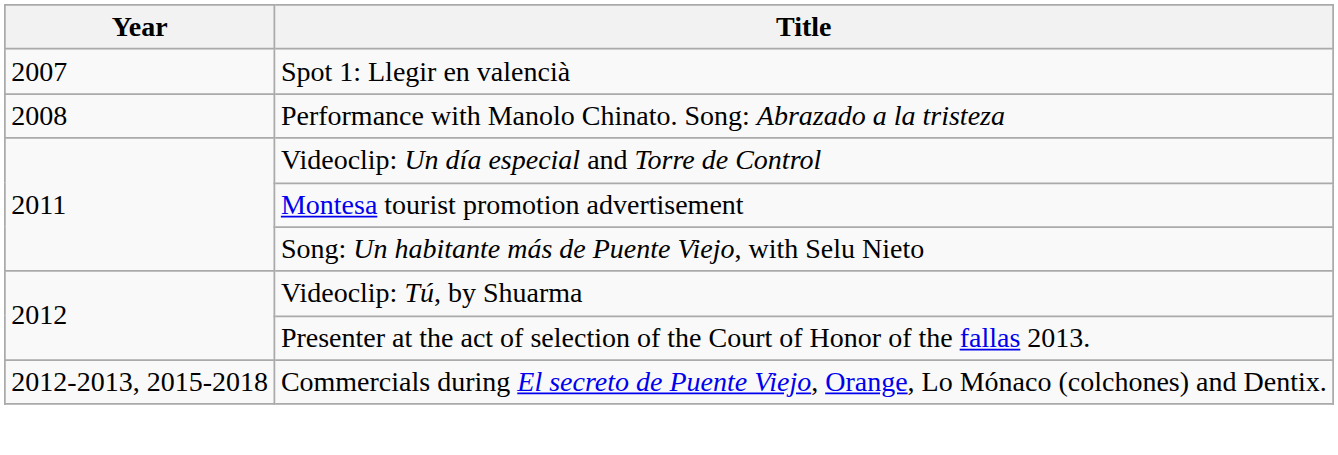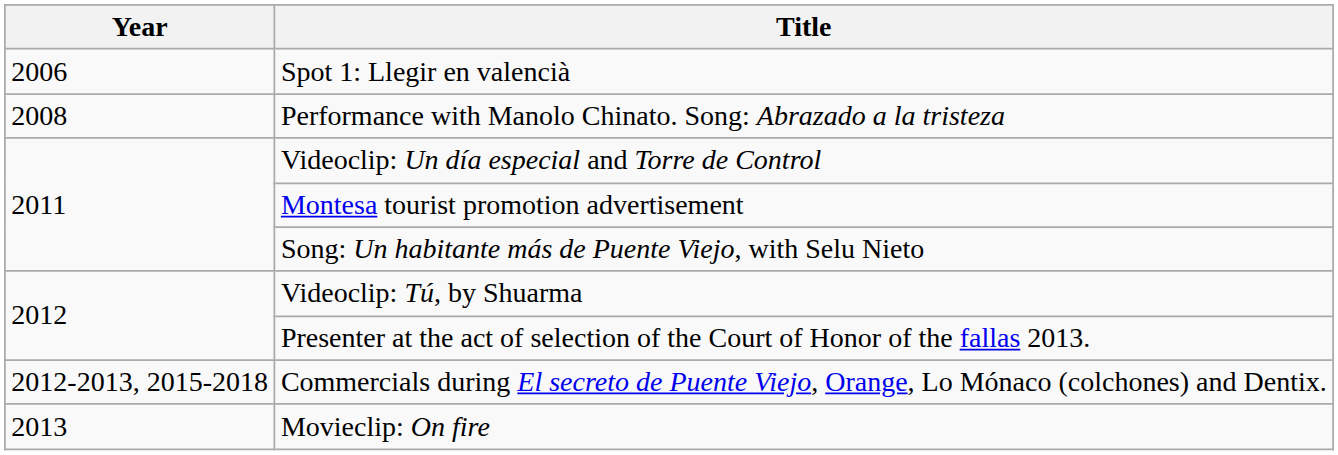(39, 71) 2007 -> (39, 71) 2006
+ row: (385, 426)
